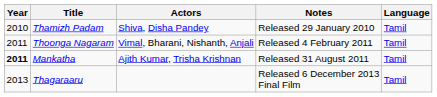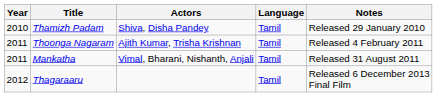columns swapped: (407, 12) <-> (319, 12)
(186, 43) Vimal, Bharani, Nishanth, Anjali -> (180, 43) Ajith Kumar, Trisha Krishnan
(17, 58) bold -> (17, 58) normal
(180, 58) Ajith Kumar, Trisha Krishnan -> (186, 58) Vimal, Bharani, Nishanth, Anjali
(17, 79) 2013 -> (17, 79) 2012
